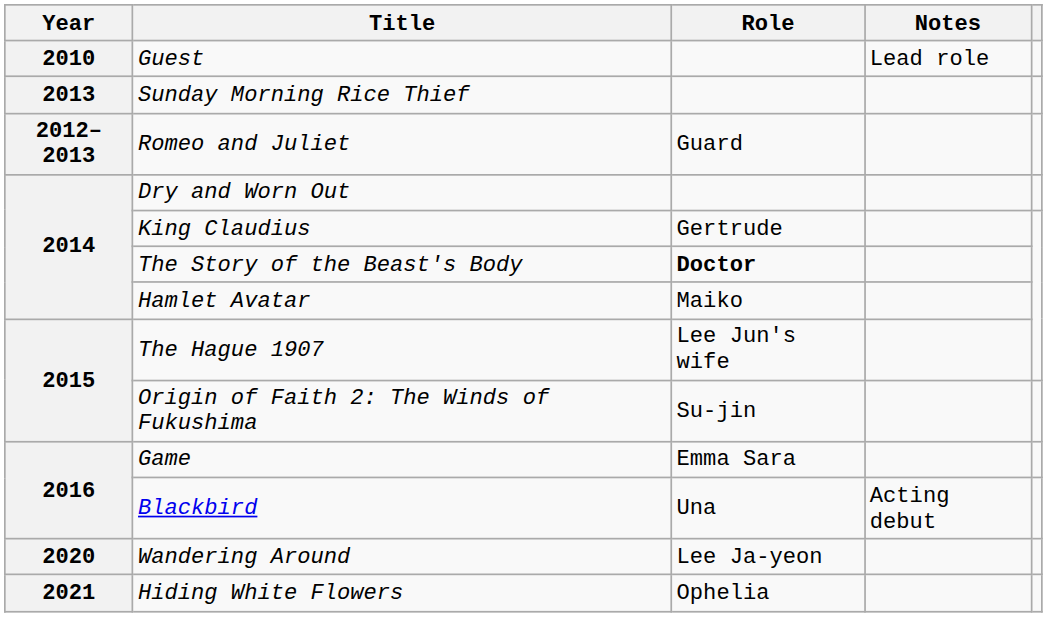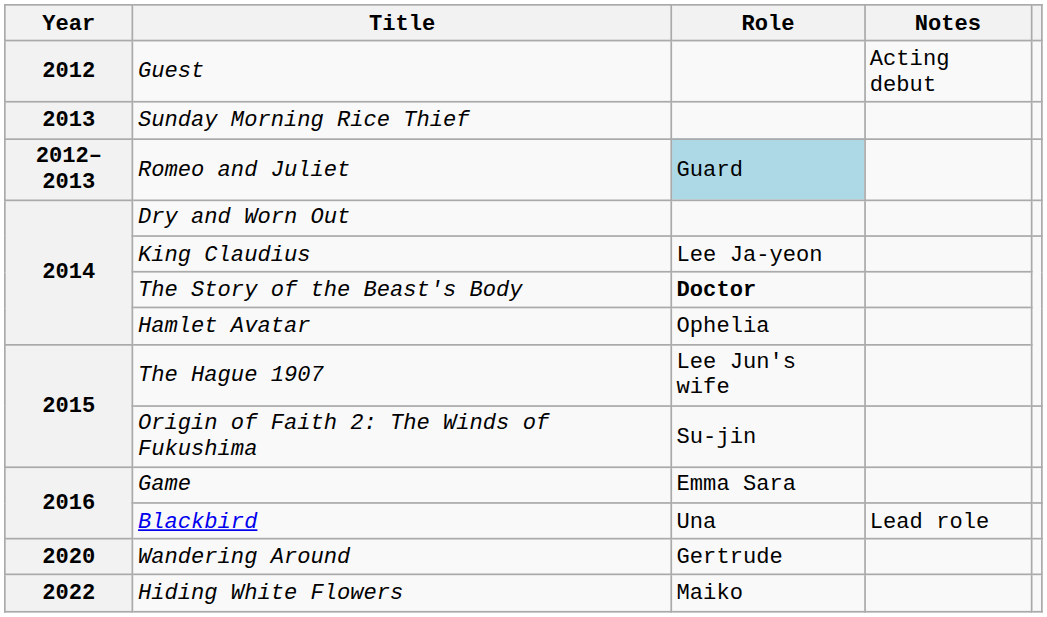(69, 59) 2010 -> (69, 72) 2012
(930, 59) Lead role -> (910, 72) Acting debut
(710, 144) no background -> (710, 169) lightblue background
(730, 228) Gertrude -> (750, 254) Lee Ja-yeon
(710, 300) Maiko -> (723, 326) Ophelia
(910, 508) Acting debut -> (930, 521) Lead role
(750, 557) Lee Ja-yeon -> (730, 557) Gertrude
(69, 593) 2021 -> (69, 593) 2022
(723, 593) Ophelia -> (710, 593) Maiko
